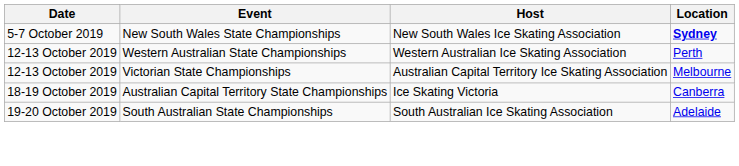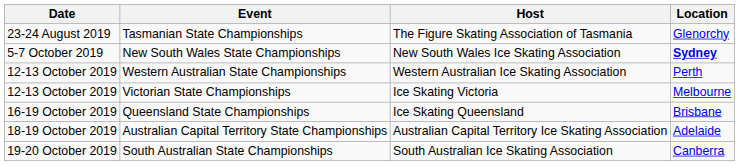+ row: (213, 33)
(530, 72) Australian Capital Territory Ice Skating Association -> (446, 92) Ice Skating Victoria
+ row: (216, 111)
(446, 92) Ice Skating Victoria -> (530, 131) Australian Capital Territory Ice Skating Association
(699, 92) Canberra -> (697, 131) Adelaide
(697, 111) Adelaide -> (699, 151) Canberra
